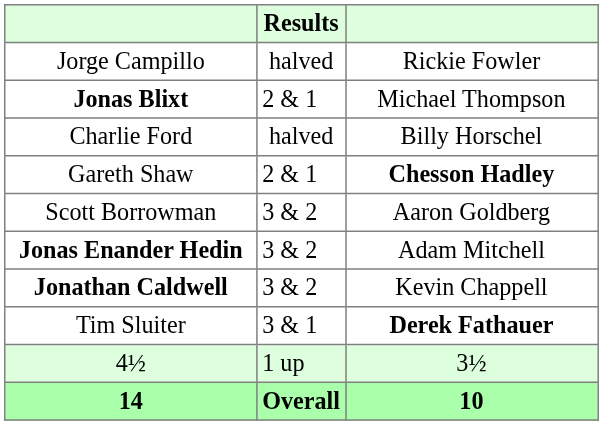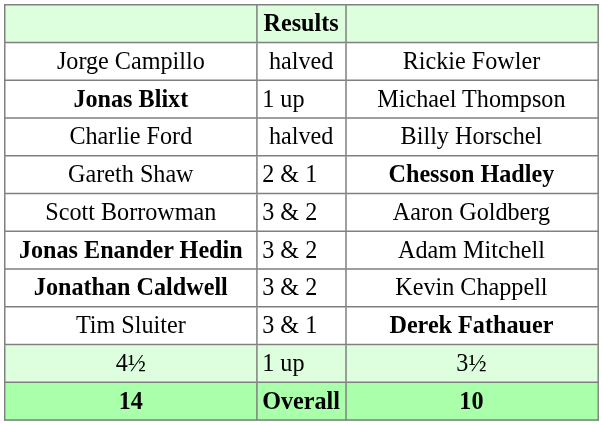(290, 98) 2 & 1 -> (283, 98) 1 up
